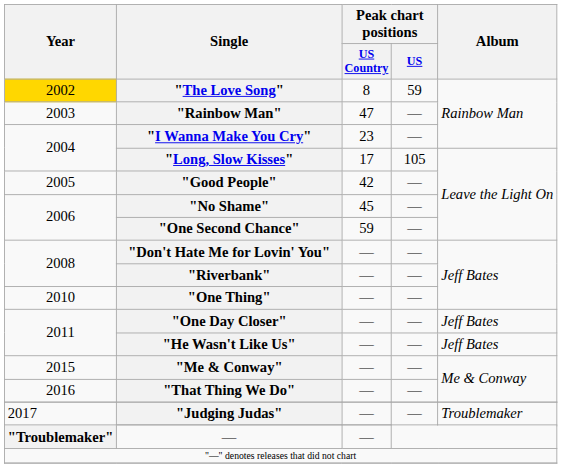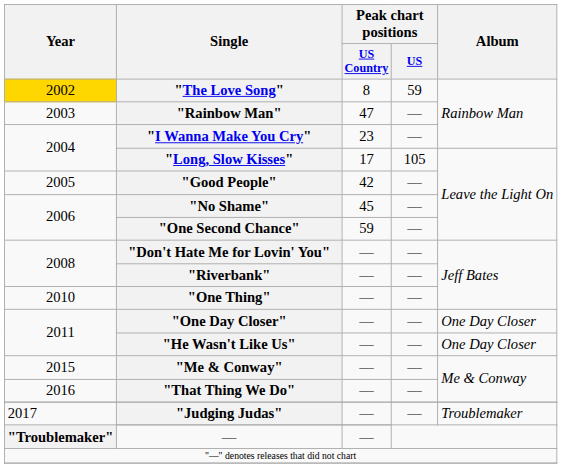(470, 321) Jeff Bates -> (489, 321) One Day Closer
(470, 344) Jeff Bates -> (489, 344) One Day Closer
